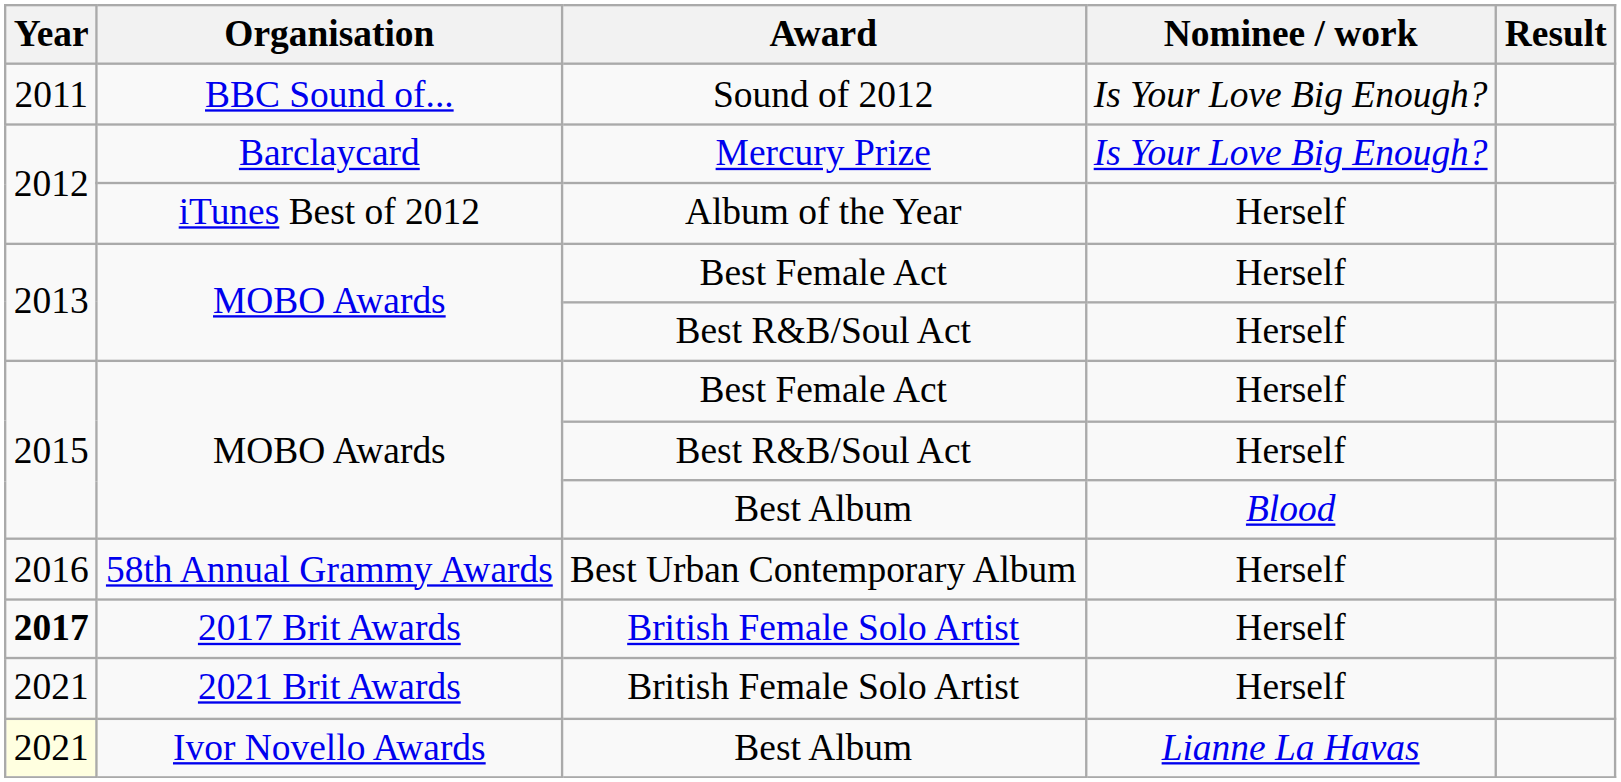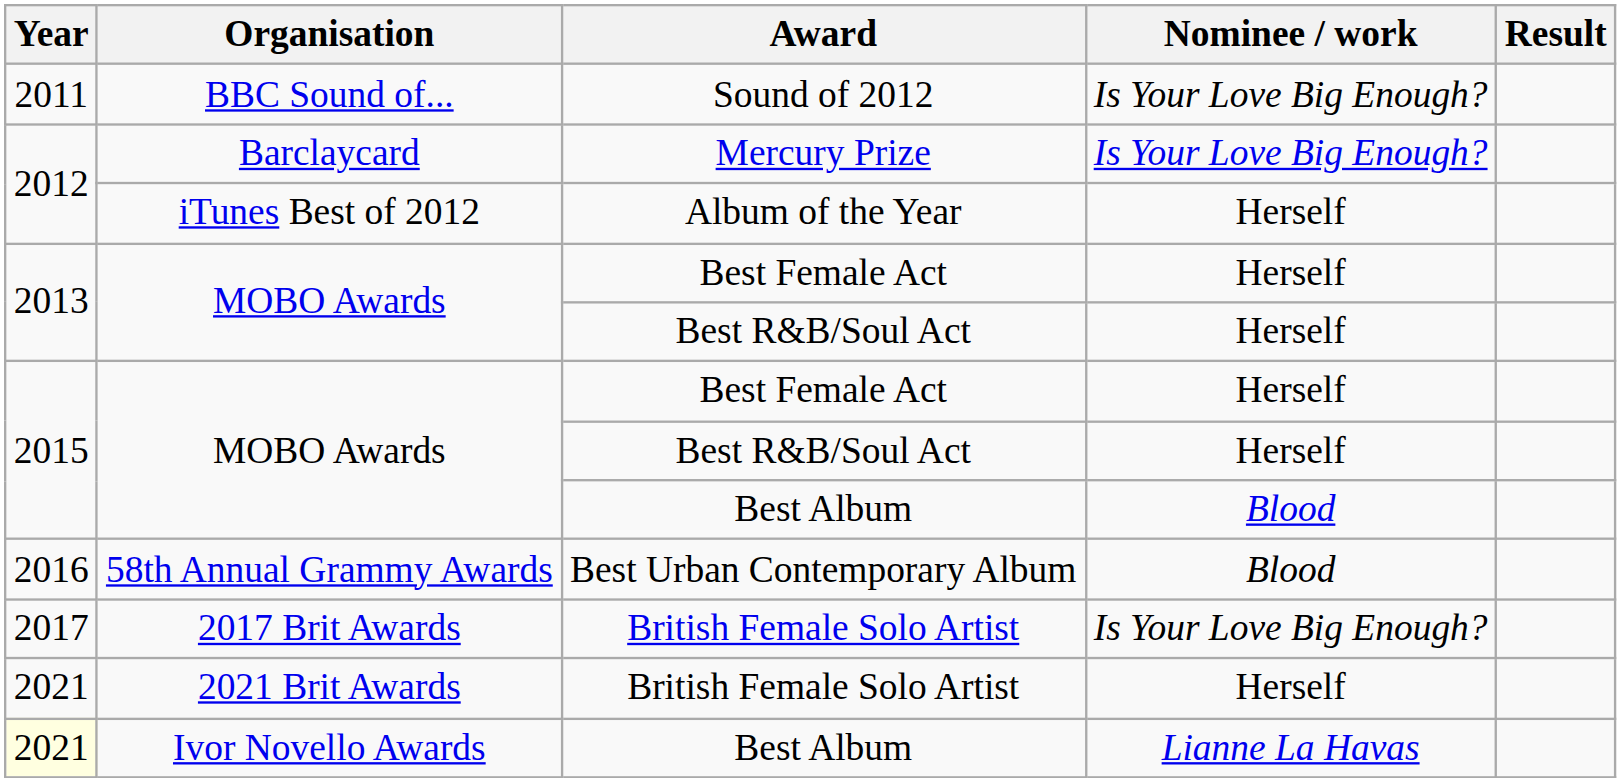(1291, 568) Herself -> (1291, 568) Blood
(51, 627) bold -> (51, 627) normal
(1291, 627) Herself -> (1291, 627) Is Your Love Big Enough?
